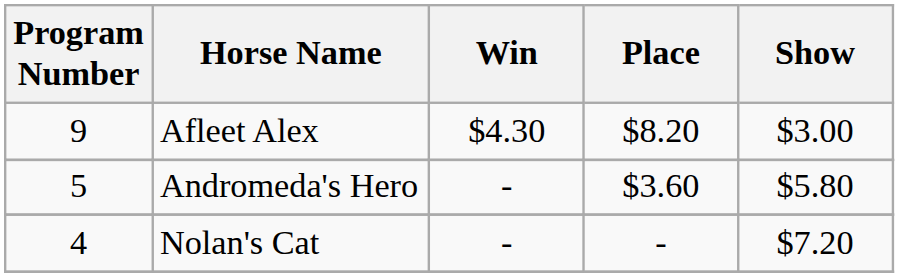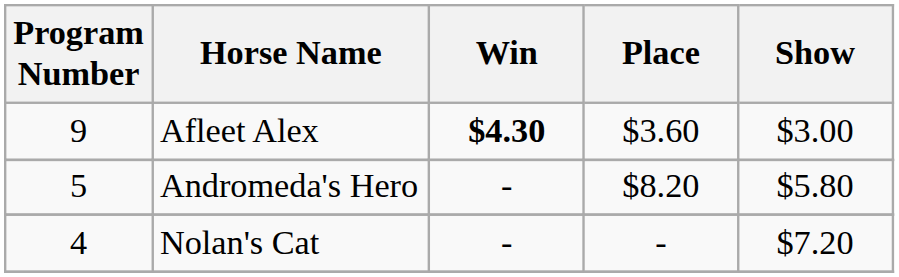(507, 130) normal -> (507, 130) bold
(661, 130) $8.20 -> (661, 130) $3.60
(661, 186) $3.60 -> (661, 186) $8.20
